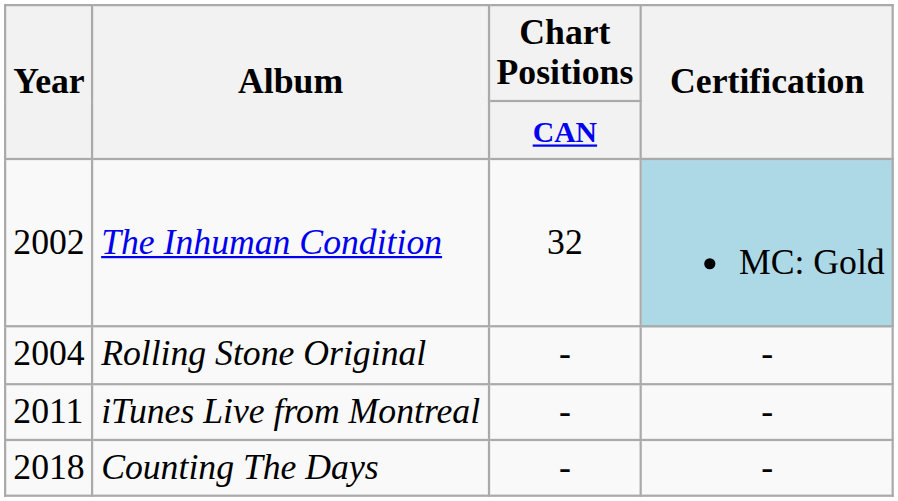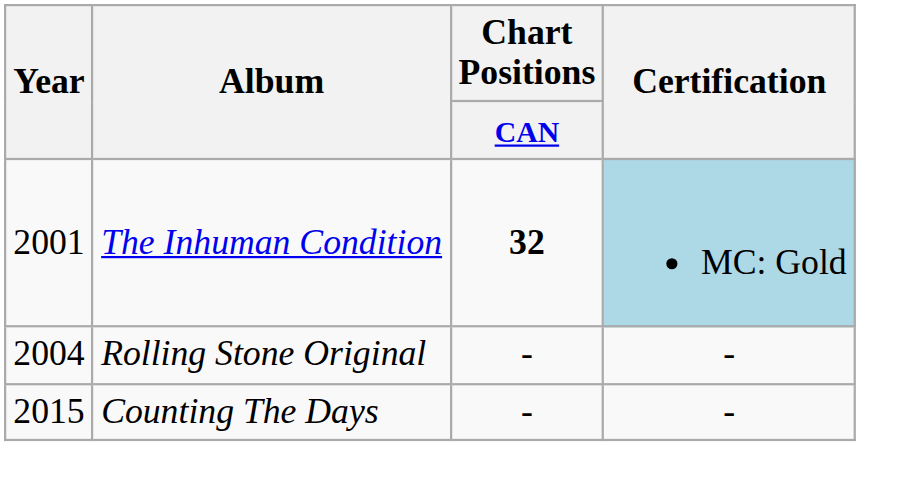(49, 241) 2002 -> (49, 241) 2001
(565, 241) normal -> (527, 241) bold
- row: (291, 410)
(49, 467) 2018 -> (49, 410) 2015
